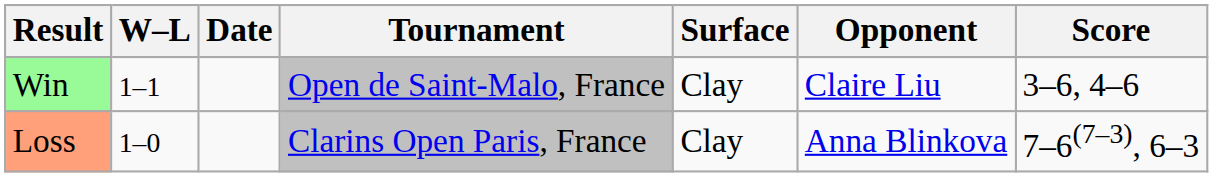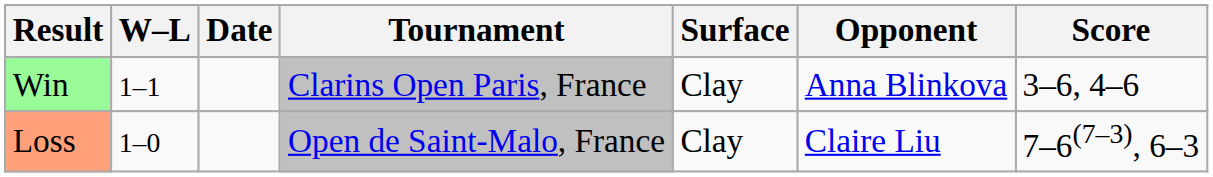(477, 83) Open de Saint-Malo, France -> (467, 83) Clarins Open Paris, France
(873, 83) Claire Liu -> (906, 83) Anna Blinkova
(467, 140) Clarins Open Paris, France -> (477, 140) Open de Saint-Malo, France
(906, 140) Anna Blinkova -> (873, 140) Claire Liu
